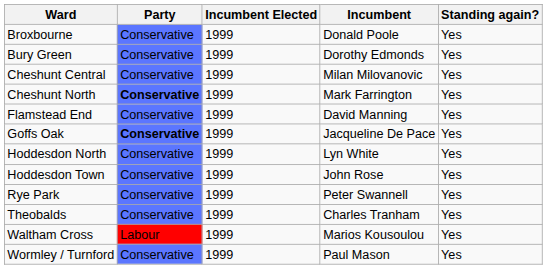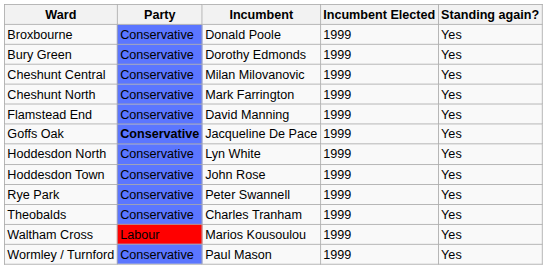columns swapped: (261, 15) <-> (379, 15)
(160, 94) bold -> (157, 94) normal
